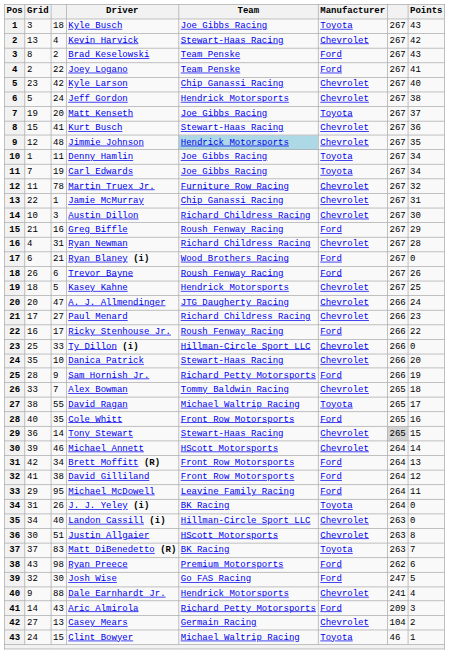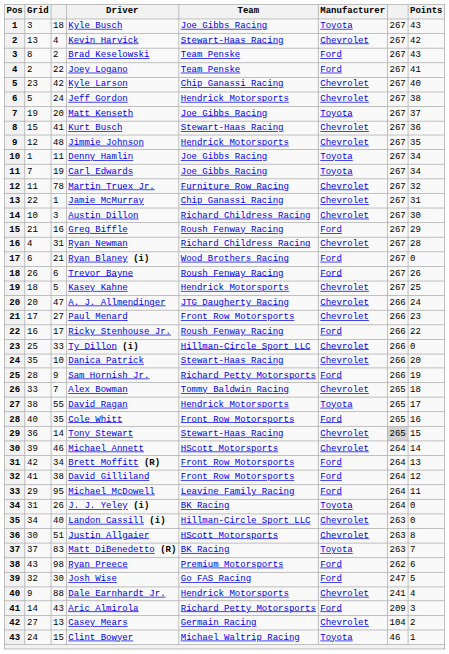(235, 143) lightblue background -> (235, 143) no background
(246, 318) Richard Childress Racing -> (238, 318) Front Row Motorsports
(240, 405) Michael Waltrip Racing -> (235, 405) Hendrick Motorsports
